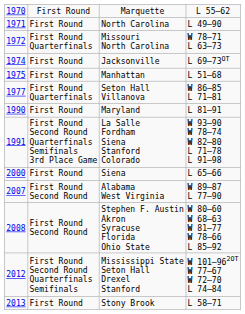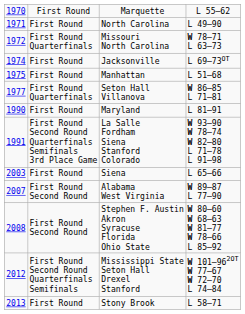(16, 174) 2000 -> (16, 174) 2003
